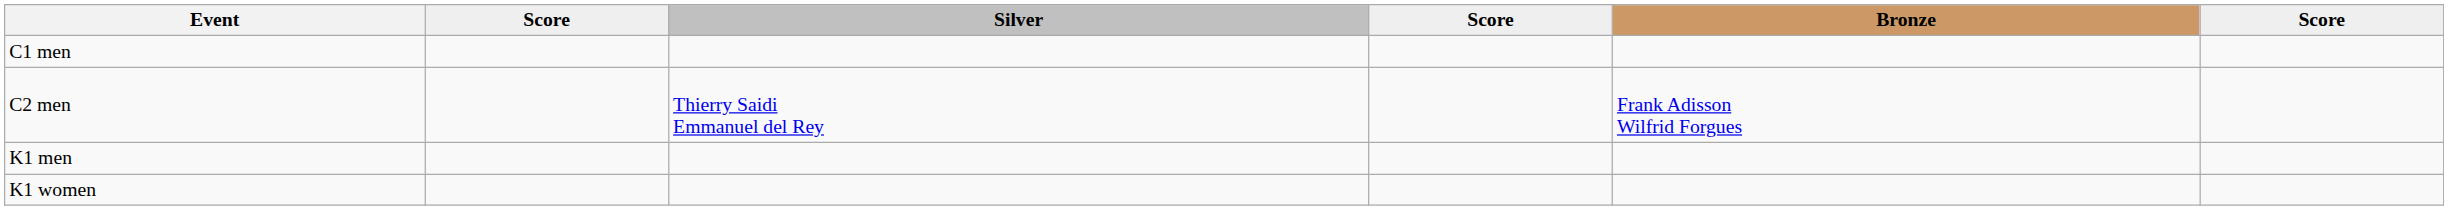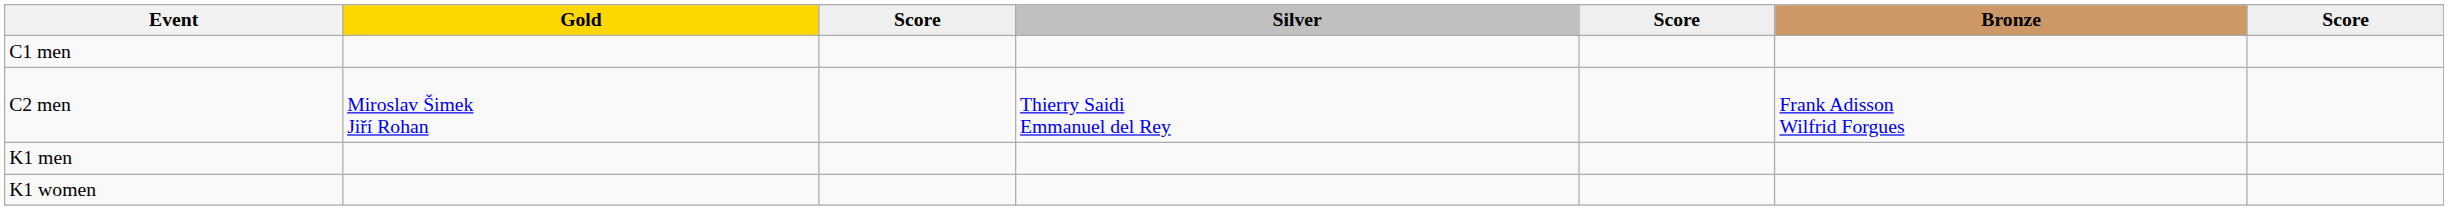+ column: (581, 20)
